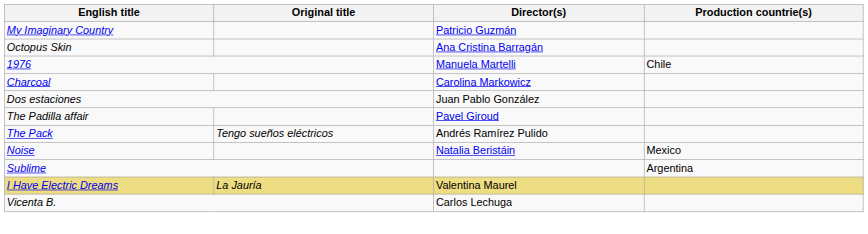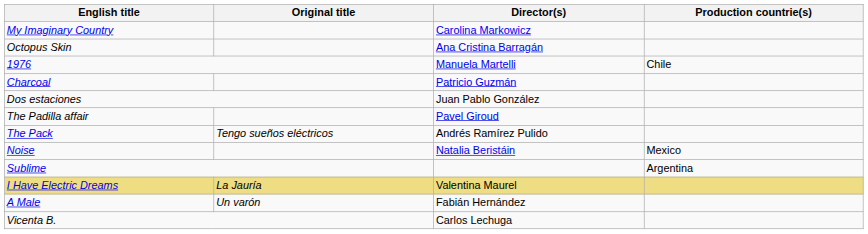(476, 30) Patricio Guzmán -> (483, 30) Carolina Markowicz
(483, 82) Carolina Markowicz -> (476, 82) Patricio Guzmán
+ row: (24, 202)
